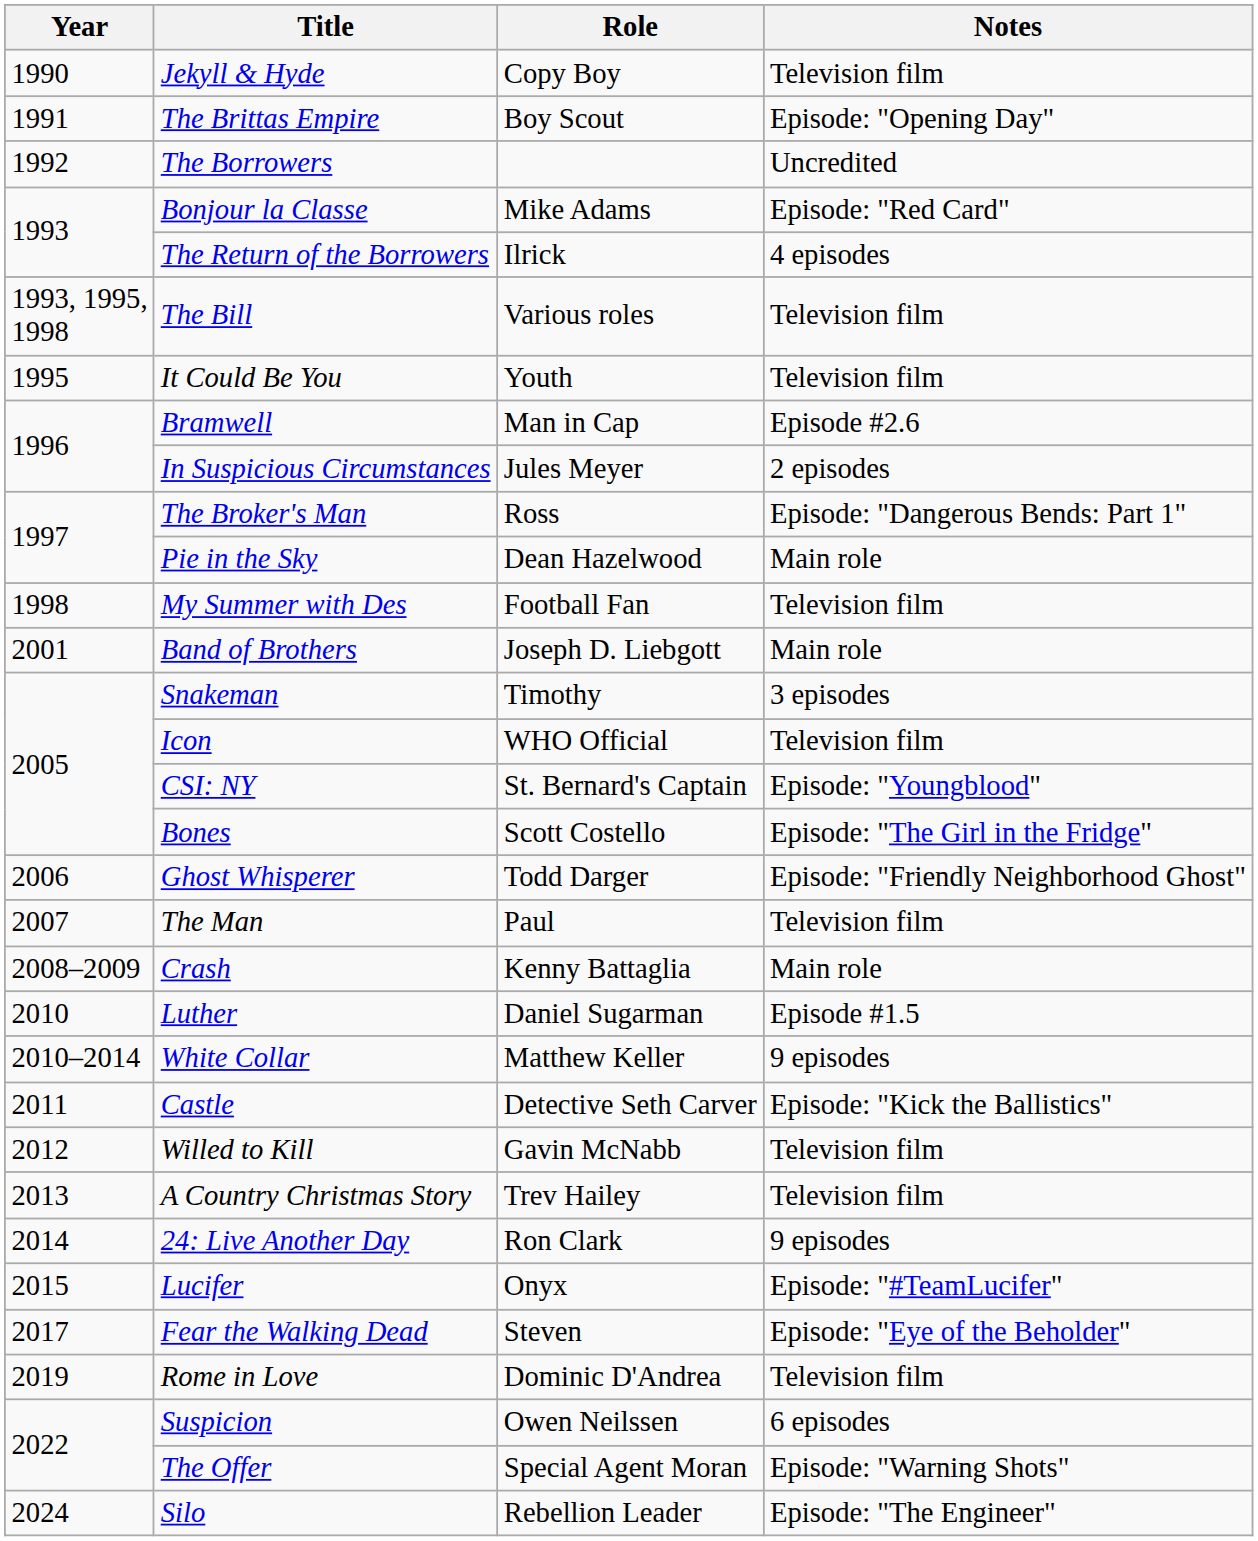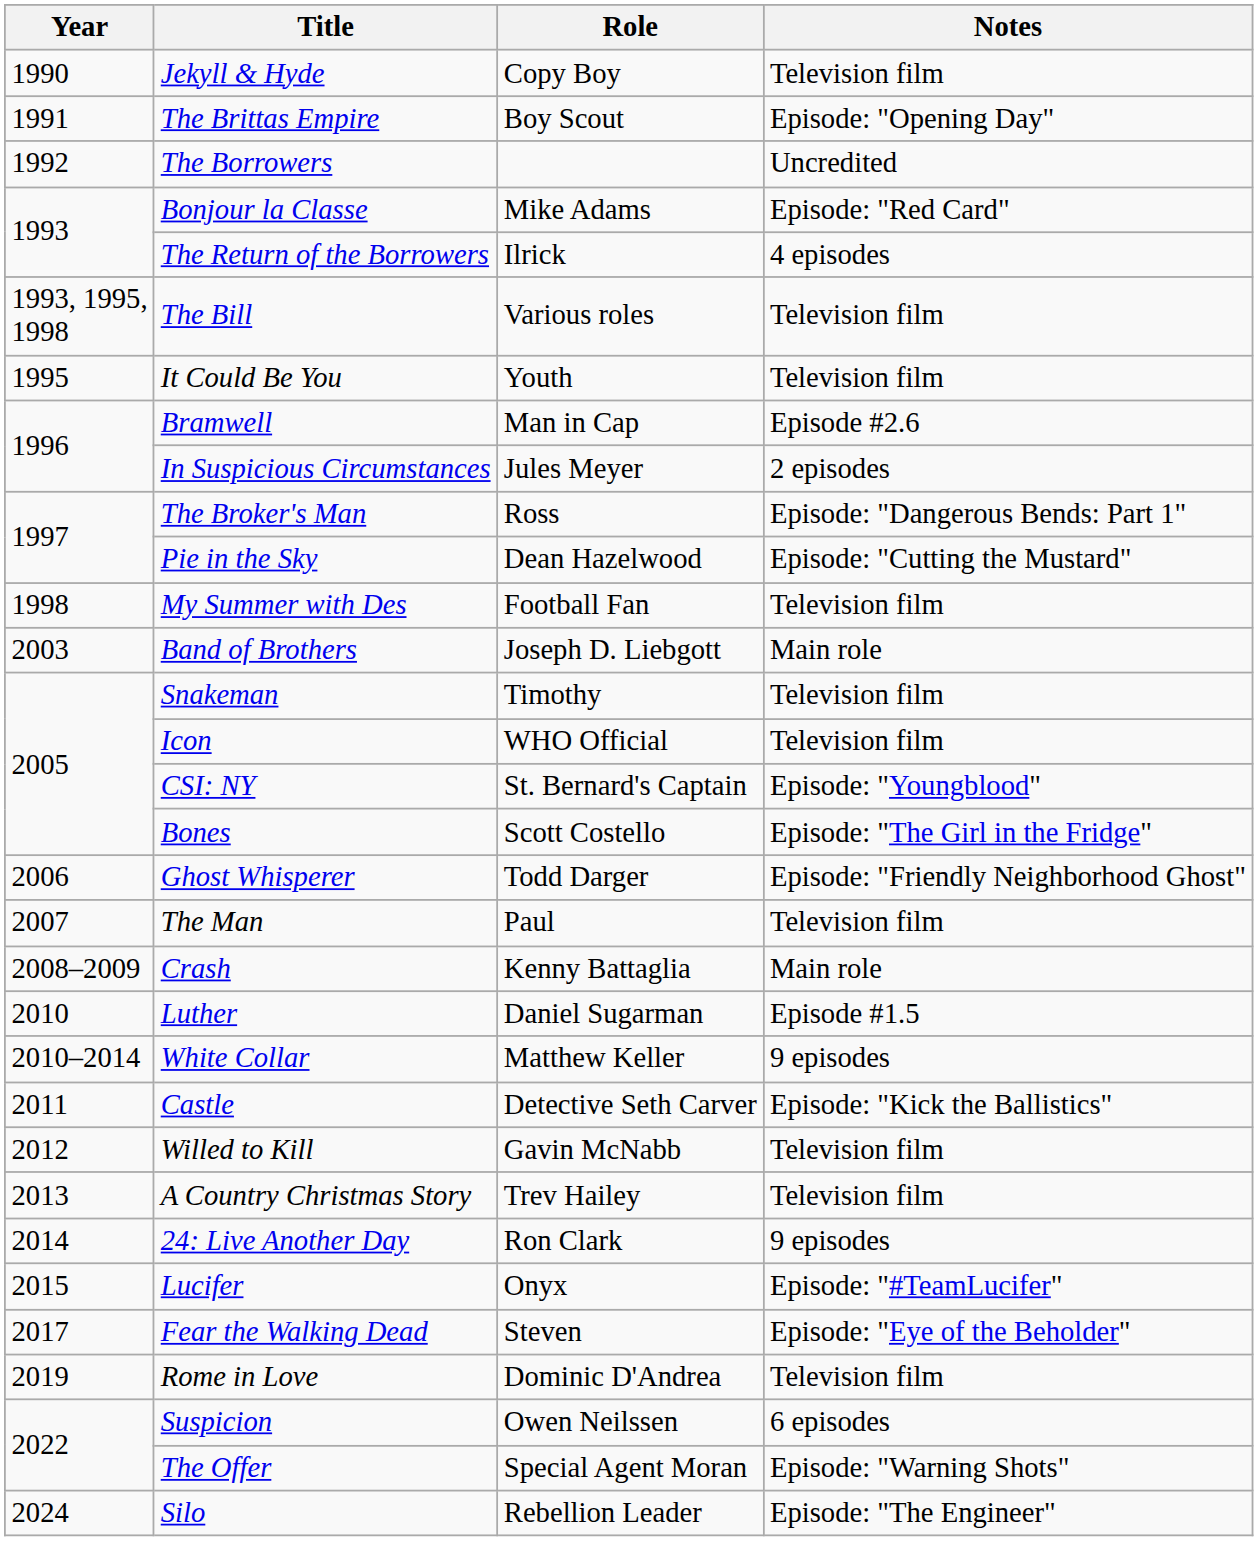(826, 559) Main role -> (951, 559) Episode: "Cutting the Mustard"
(40, 649) 2001 -> (40, 649) 2003
(830, 695) 3 episodes -> (857, 695) Television film
